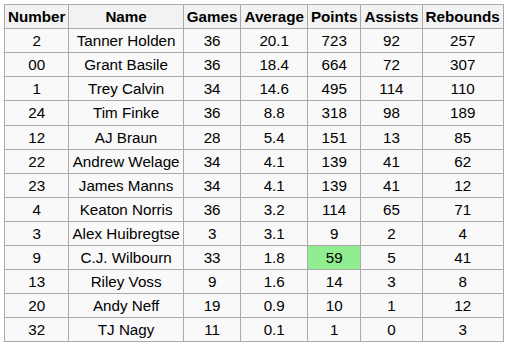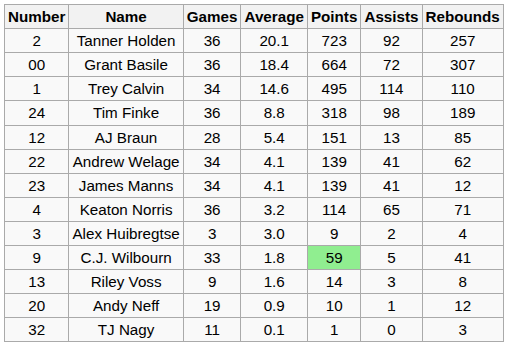(274, 233) 3.1 -> (274, 233) 3.0
